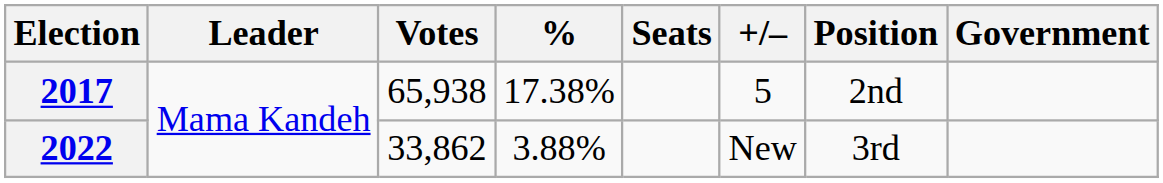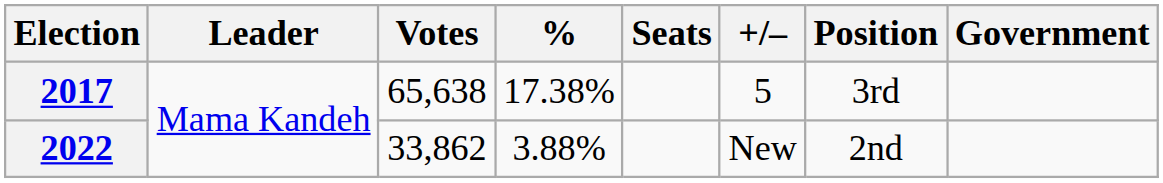(437, 90) 65,938 -> (437, 90) 65,638
(876, 90) 2nd -> (876, 90) 3rd
(876, 147) 3rd -> (876, 147) 2nd
